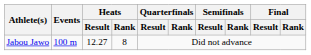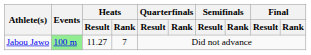(65, 42) no background -> (65, 42) lightgreen background
(97, 42) 12.27 -> (97, 42) 11.27
(125, 42) 8 -> (125, 42) 7
